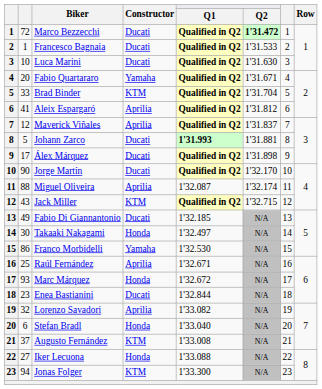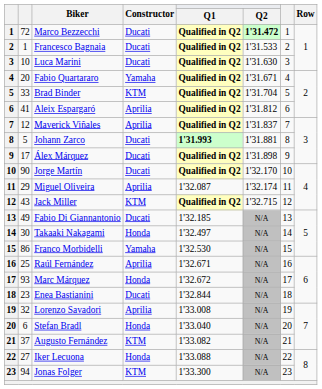(25, 186) 88 -> (25, 186) 29
(195, 310) 1'33.082 -> (195, 310) 1'33.008
(195, 341) 1'33.008 -> (195, 341) 1'33.082
